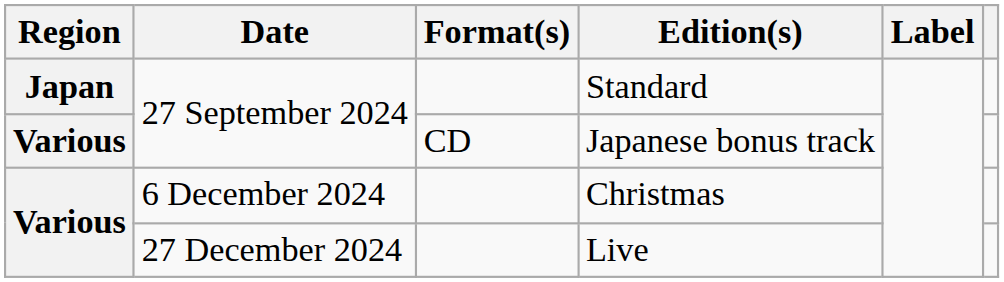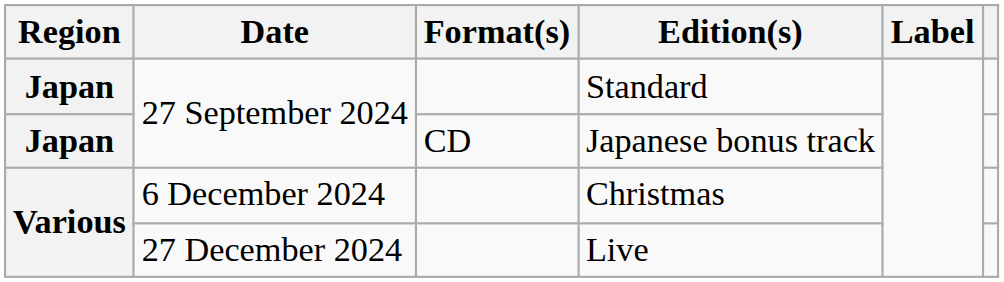(69, 140) Various -> (69, 140) Japan
